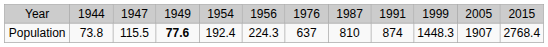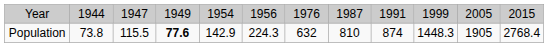(221, 33) 192.4 -> (221, 33) 142.9
(307, 33) 637 -> (307, 33) 632
(479, 33) 1907 -> (479, 33) 1905
